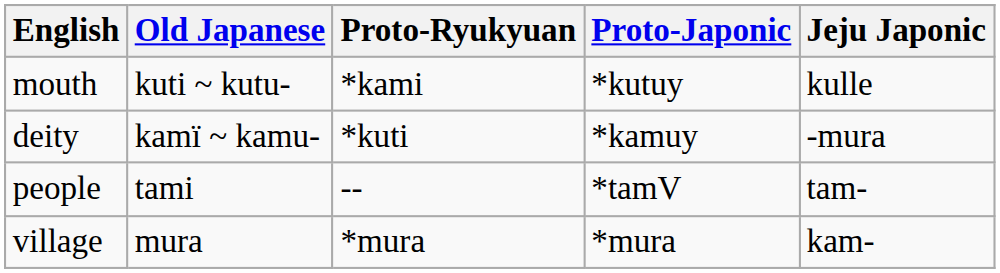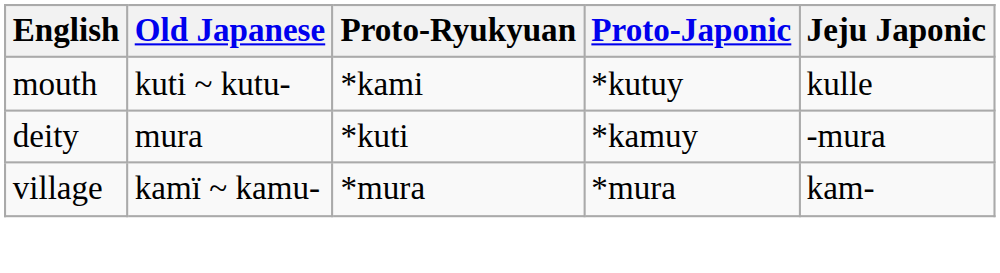(227, 135) kamï ~ kamu- -> (169, 135) mura
- row: (57, 188)
(169, 240) mura -> (227, 188) kamï ~ kamu-
